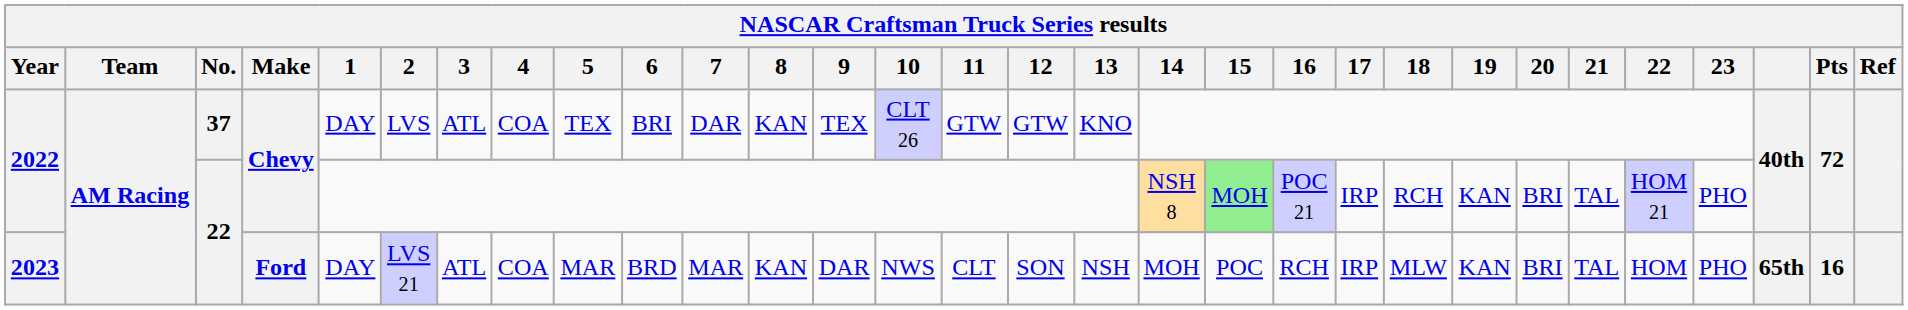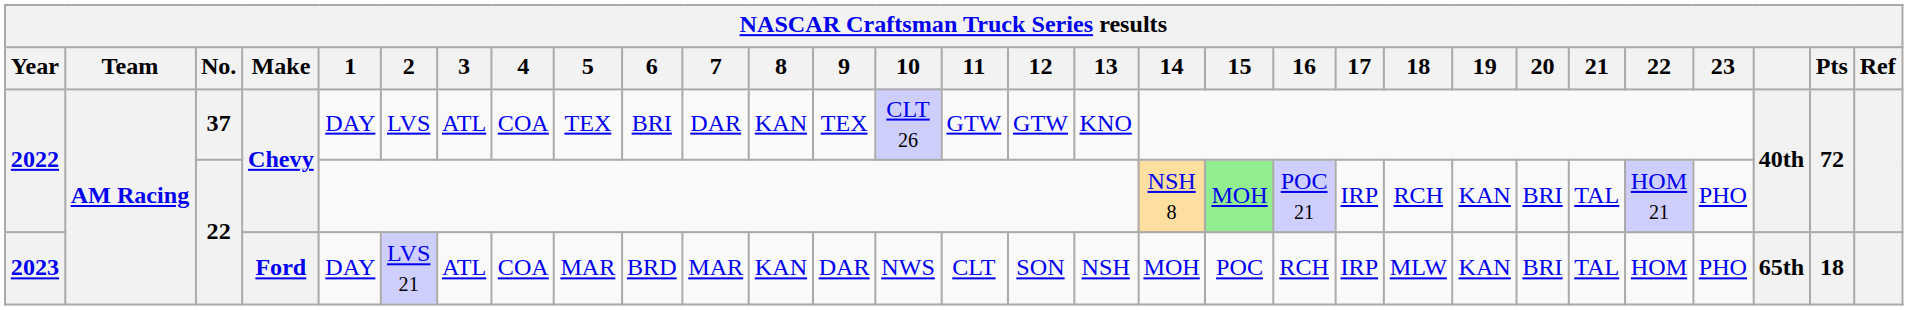(1832, 267) 16 -> (1832, 267) 18
